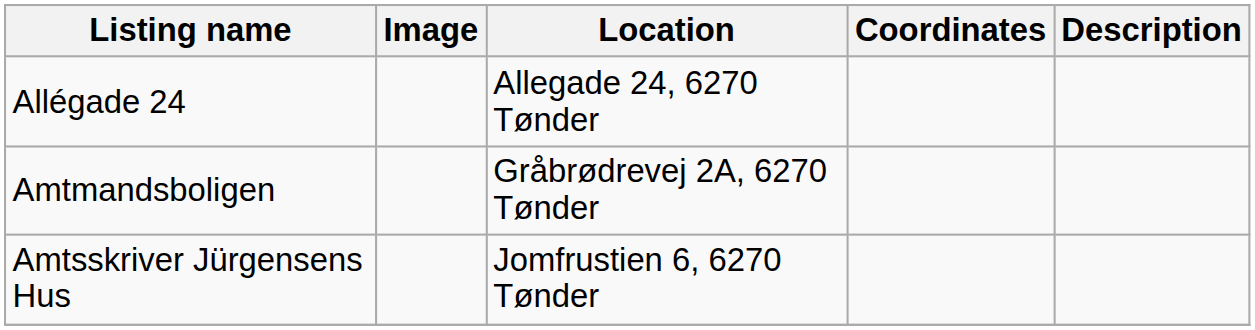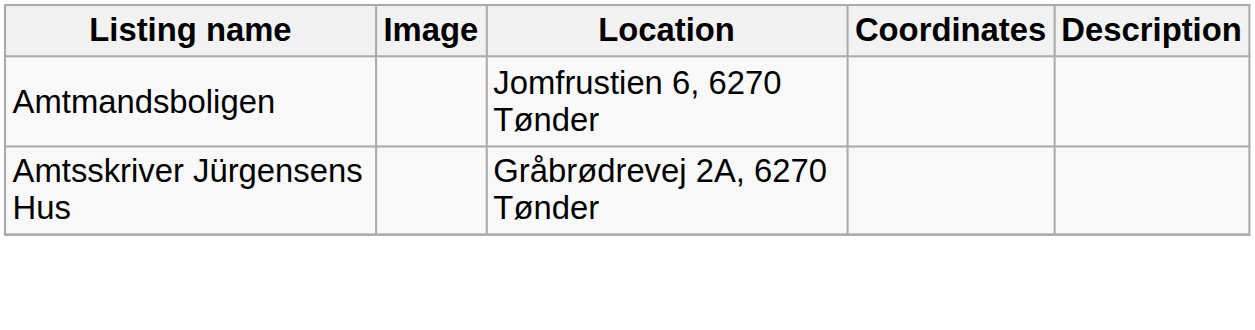- row: (99, 100)
(660, 189) Gråbrødrevej 2A, 6270 Tønder -> (637, 100) Jomfrustien 6, 6270 Tønder
(637, 278) Jomfrustien 6, 6270 Tønder -> (660, 189) Gråbrødrevej 2A, 6270 Tønder
